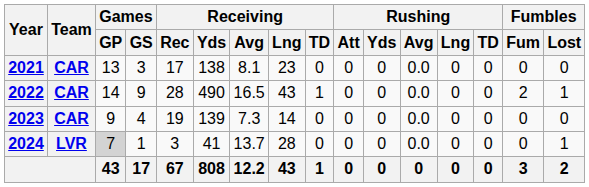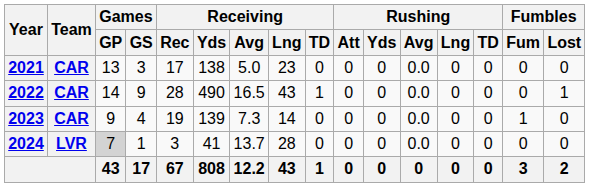(249, 67) 8.1 -> (249, 67) 5.0
(523, 93) 2 -> (523, 93) 0
(523, 118) 0 -> (523, 118) 1
(564, 144) 1 -> (564, 144) 0
